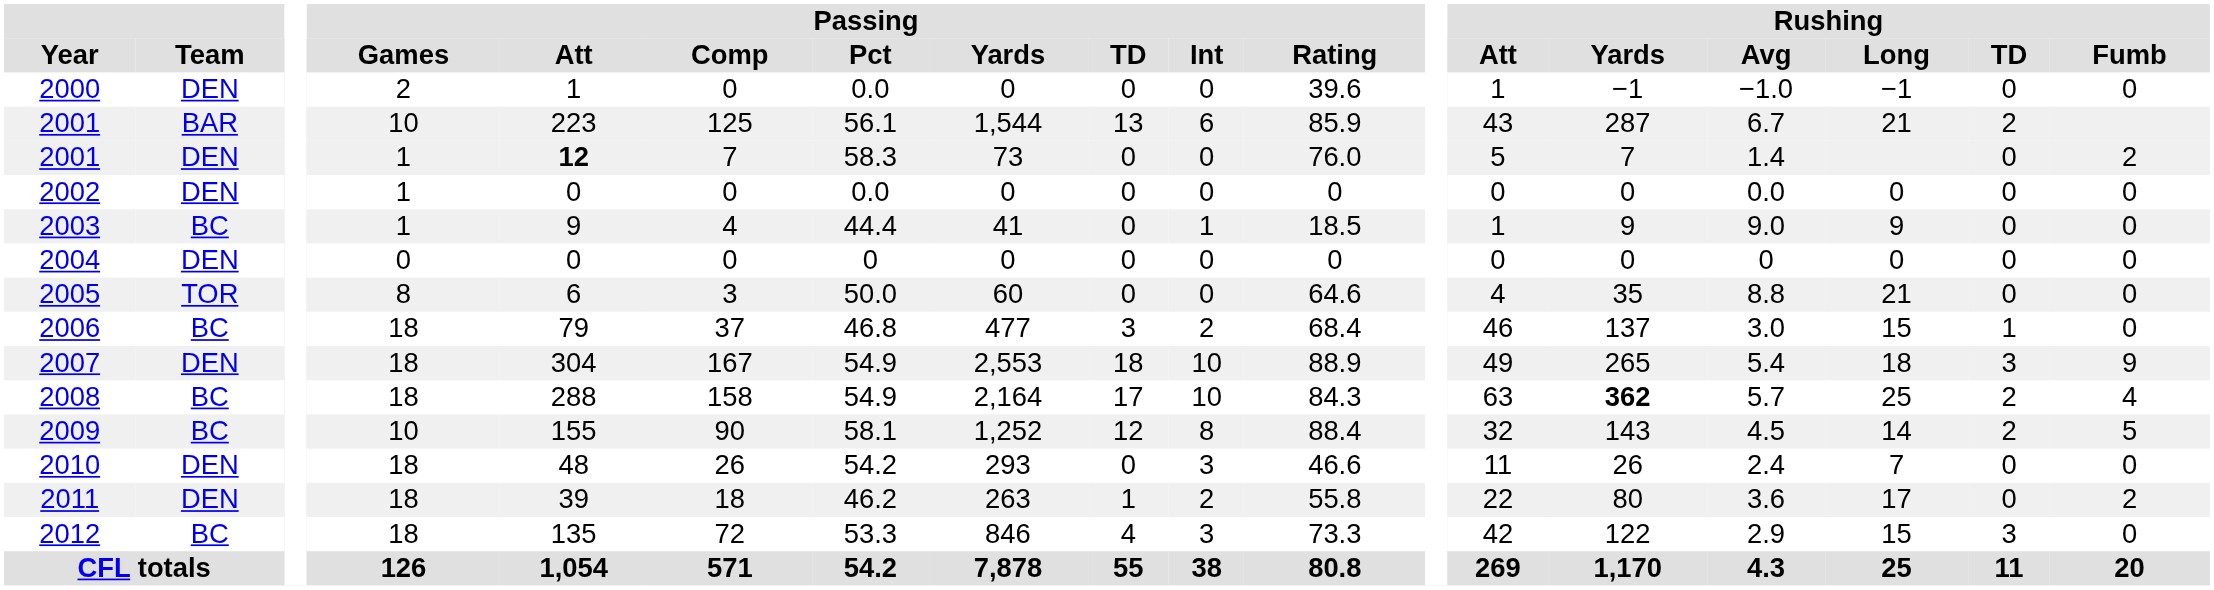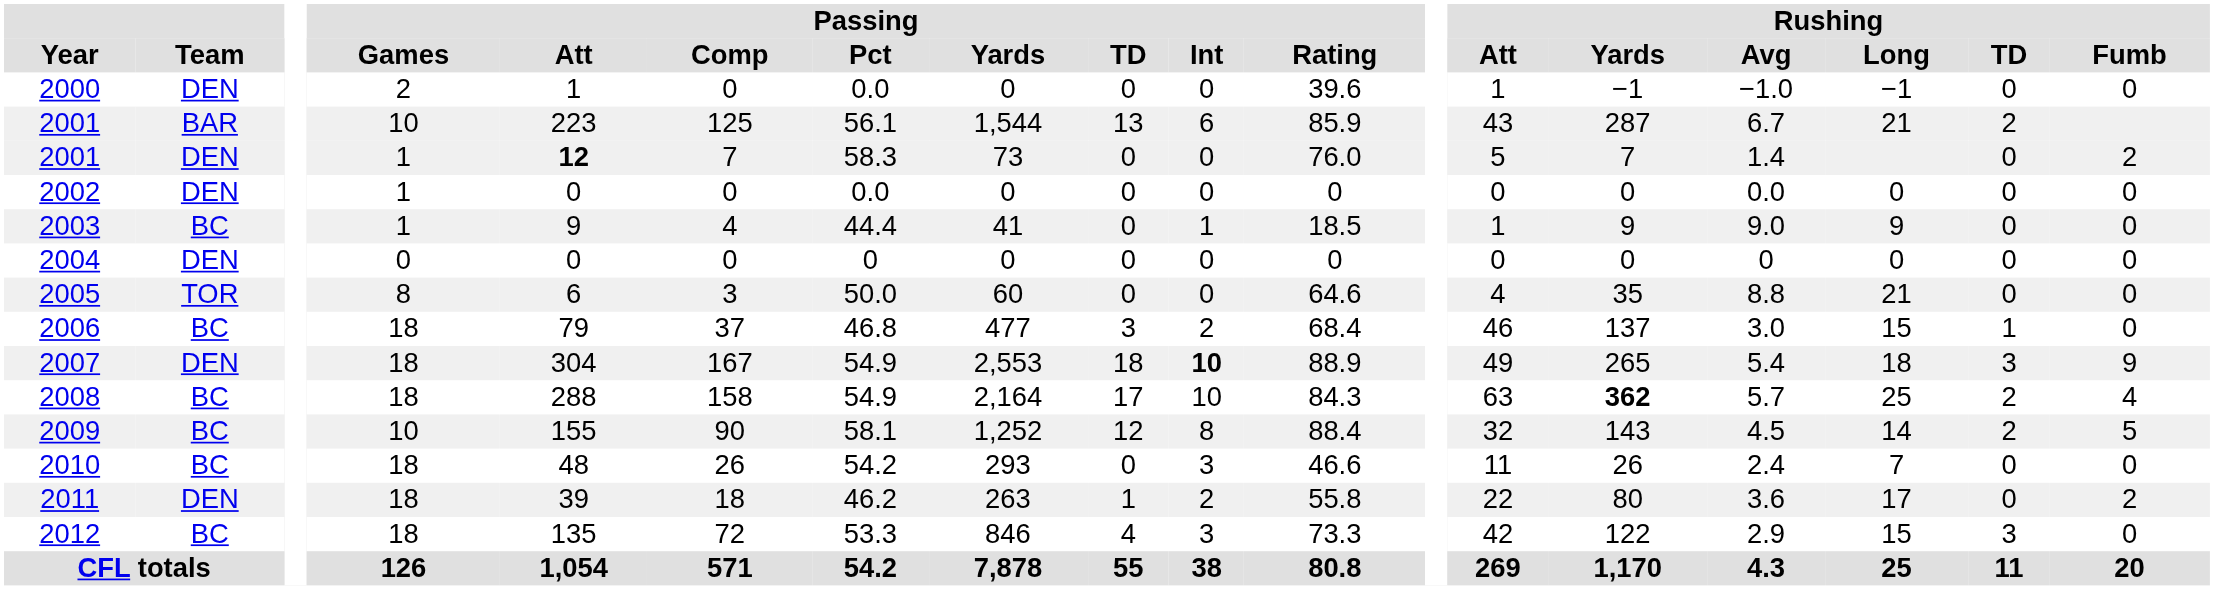(1207, 362) normal -> (1207, 362) bold
(210, 465) DEN -> (210, 465) BC
